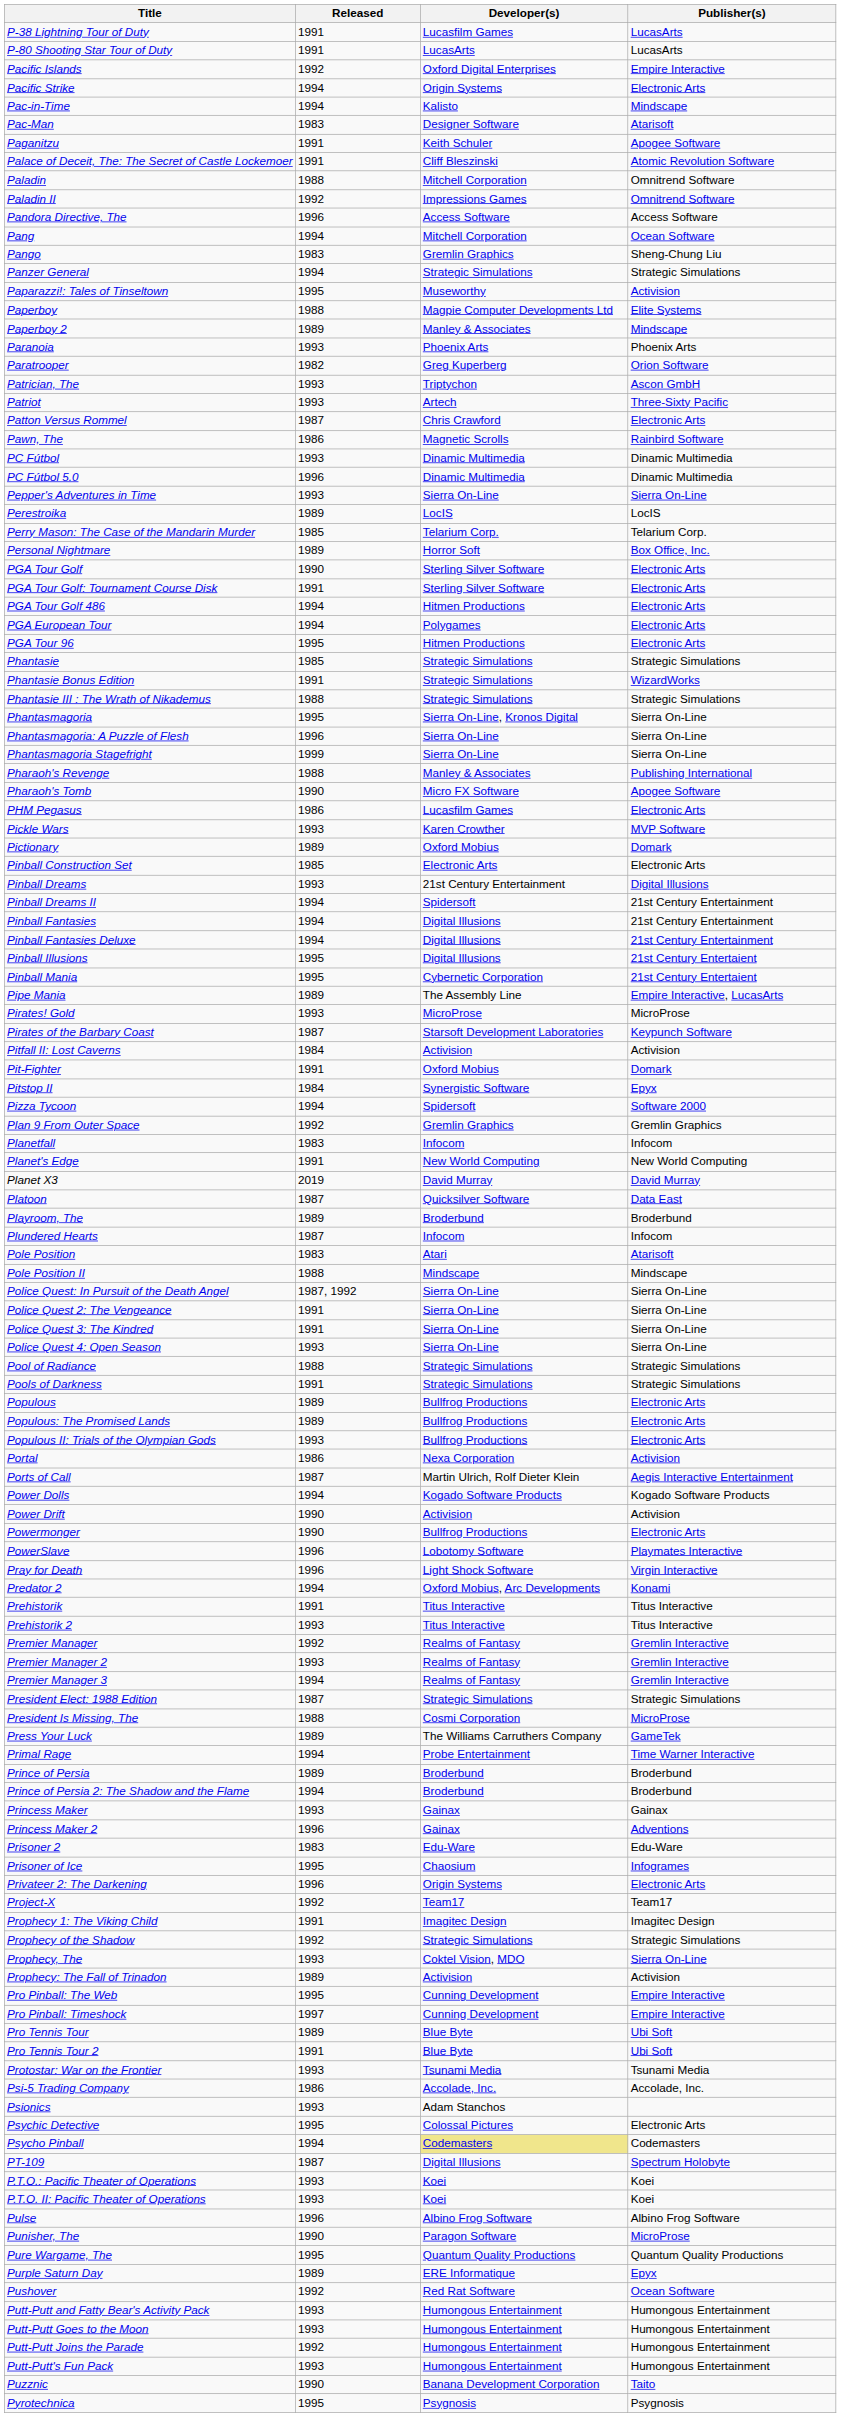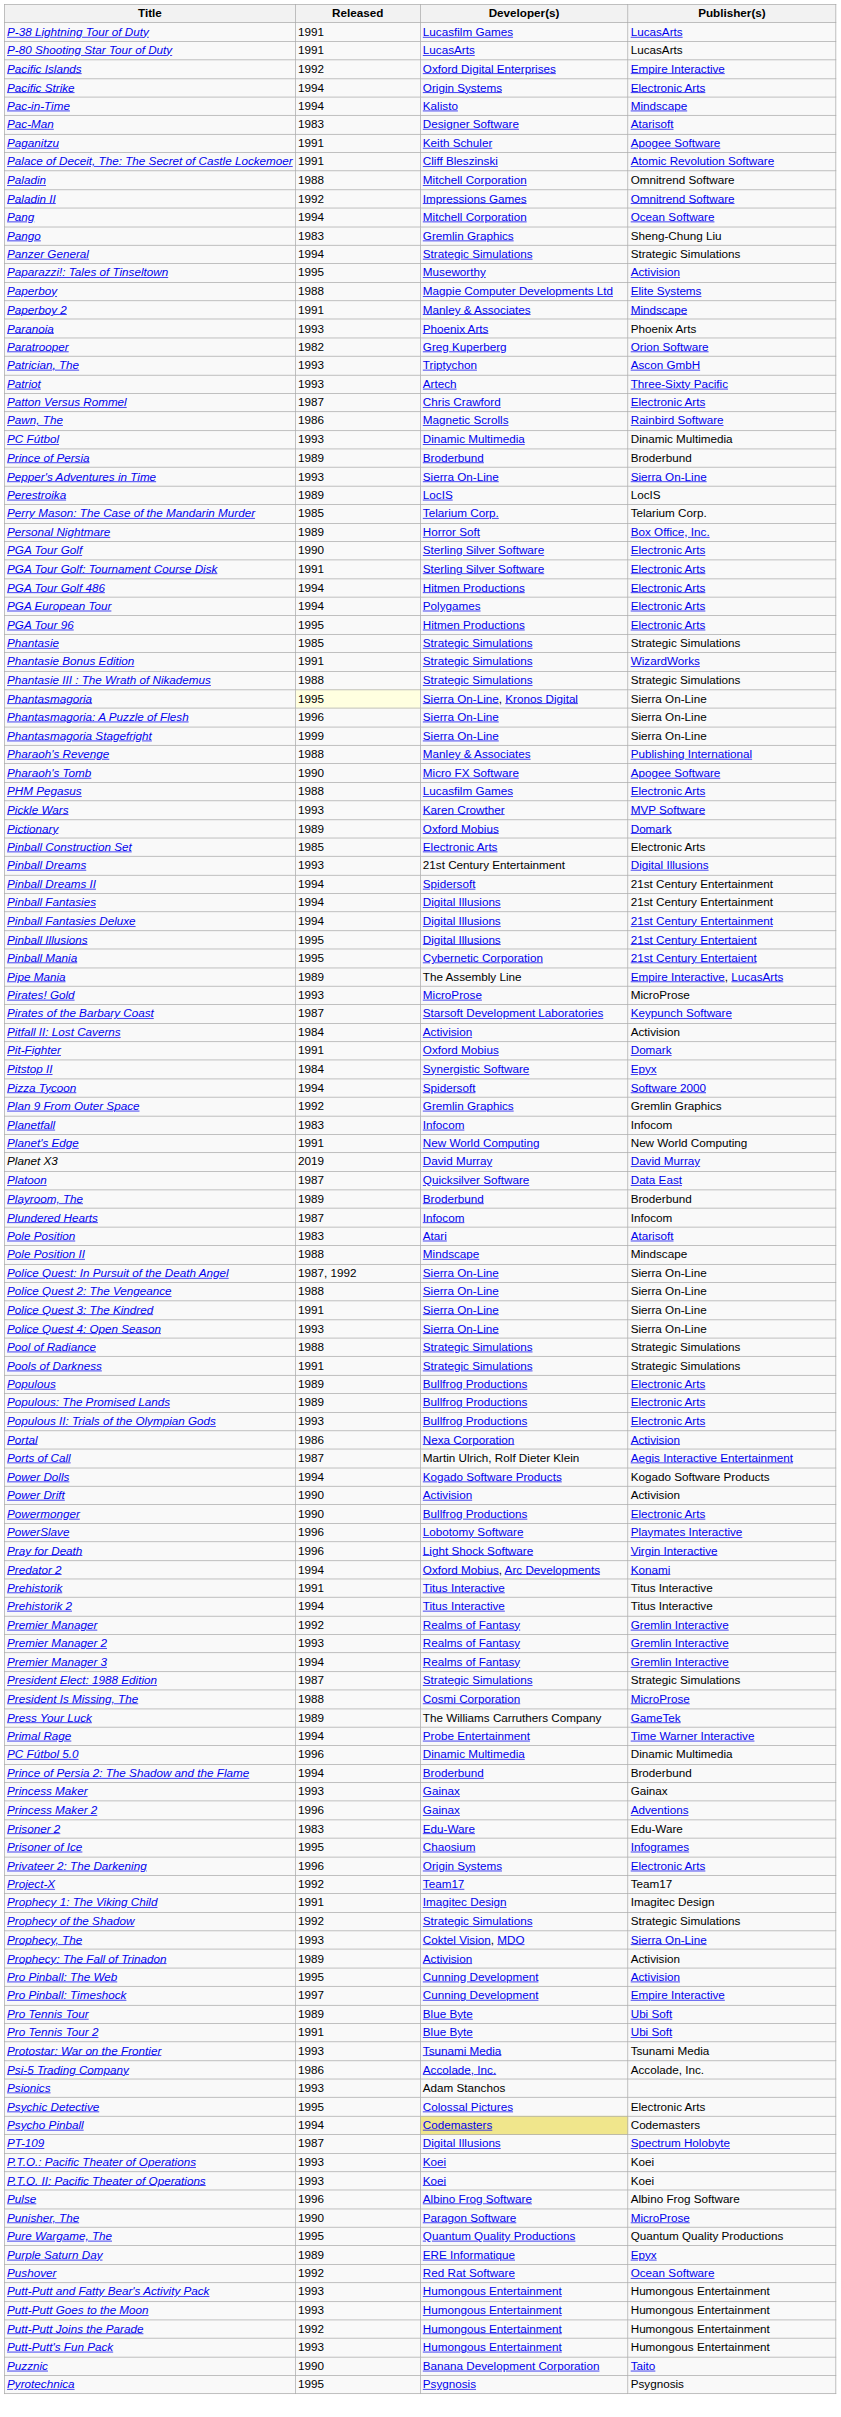- row: (67, 217)
(311, 328) 1989 -> (311, 310) 1991
rows swapped: (43, 476) <-> (48, 1773)
(311, 717) no background -> (311, 699) lightyellow background
(311, 810) 1986 -> (311, 791) 1988
(311, 1310) 1991 -> (311, 1291) 1988
(311, 1625) 1993 -> (311, 1606) 1994
(678, 1995) Empire Interactive -> (655, 1977) Activision
